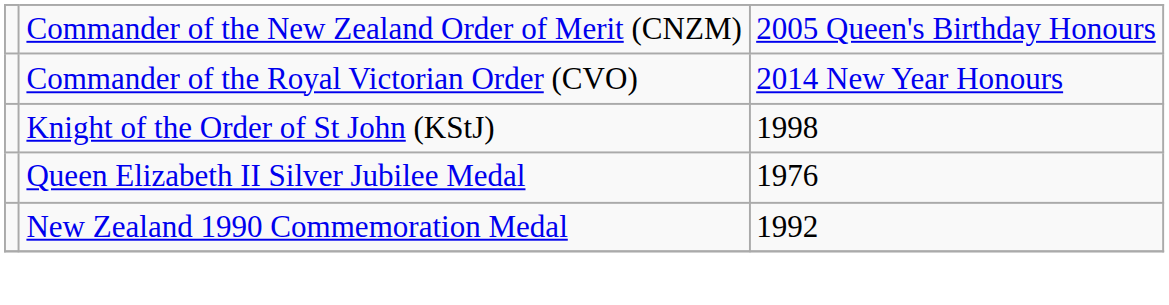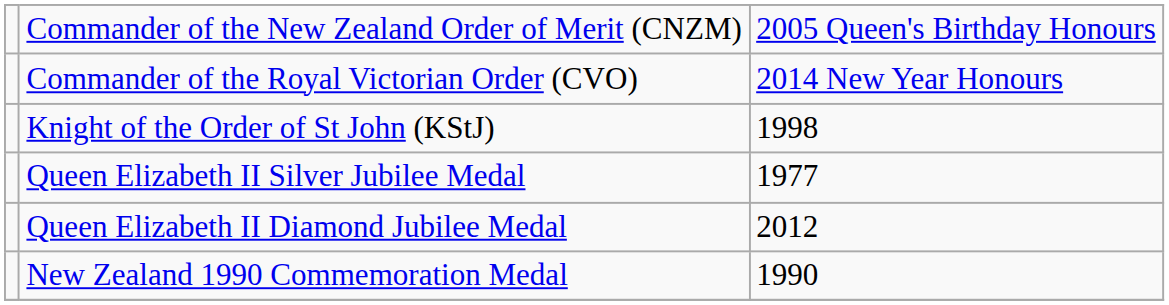(787, 176) 1976 -> (787, 176) 1977
+ row: (297, 226)
(787, 226) 1992 -> (787, 275) 1990
